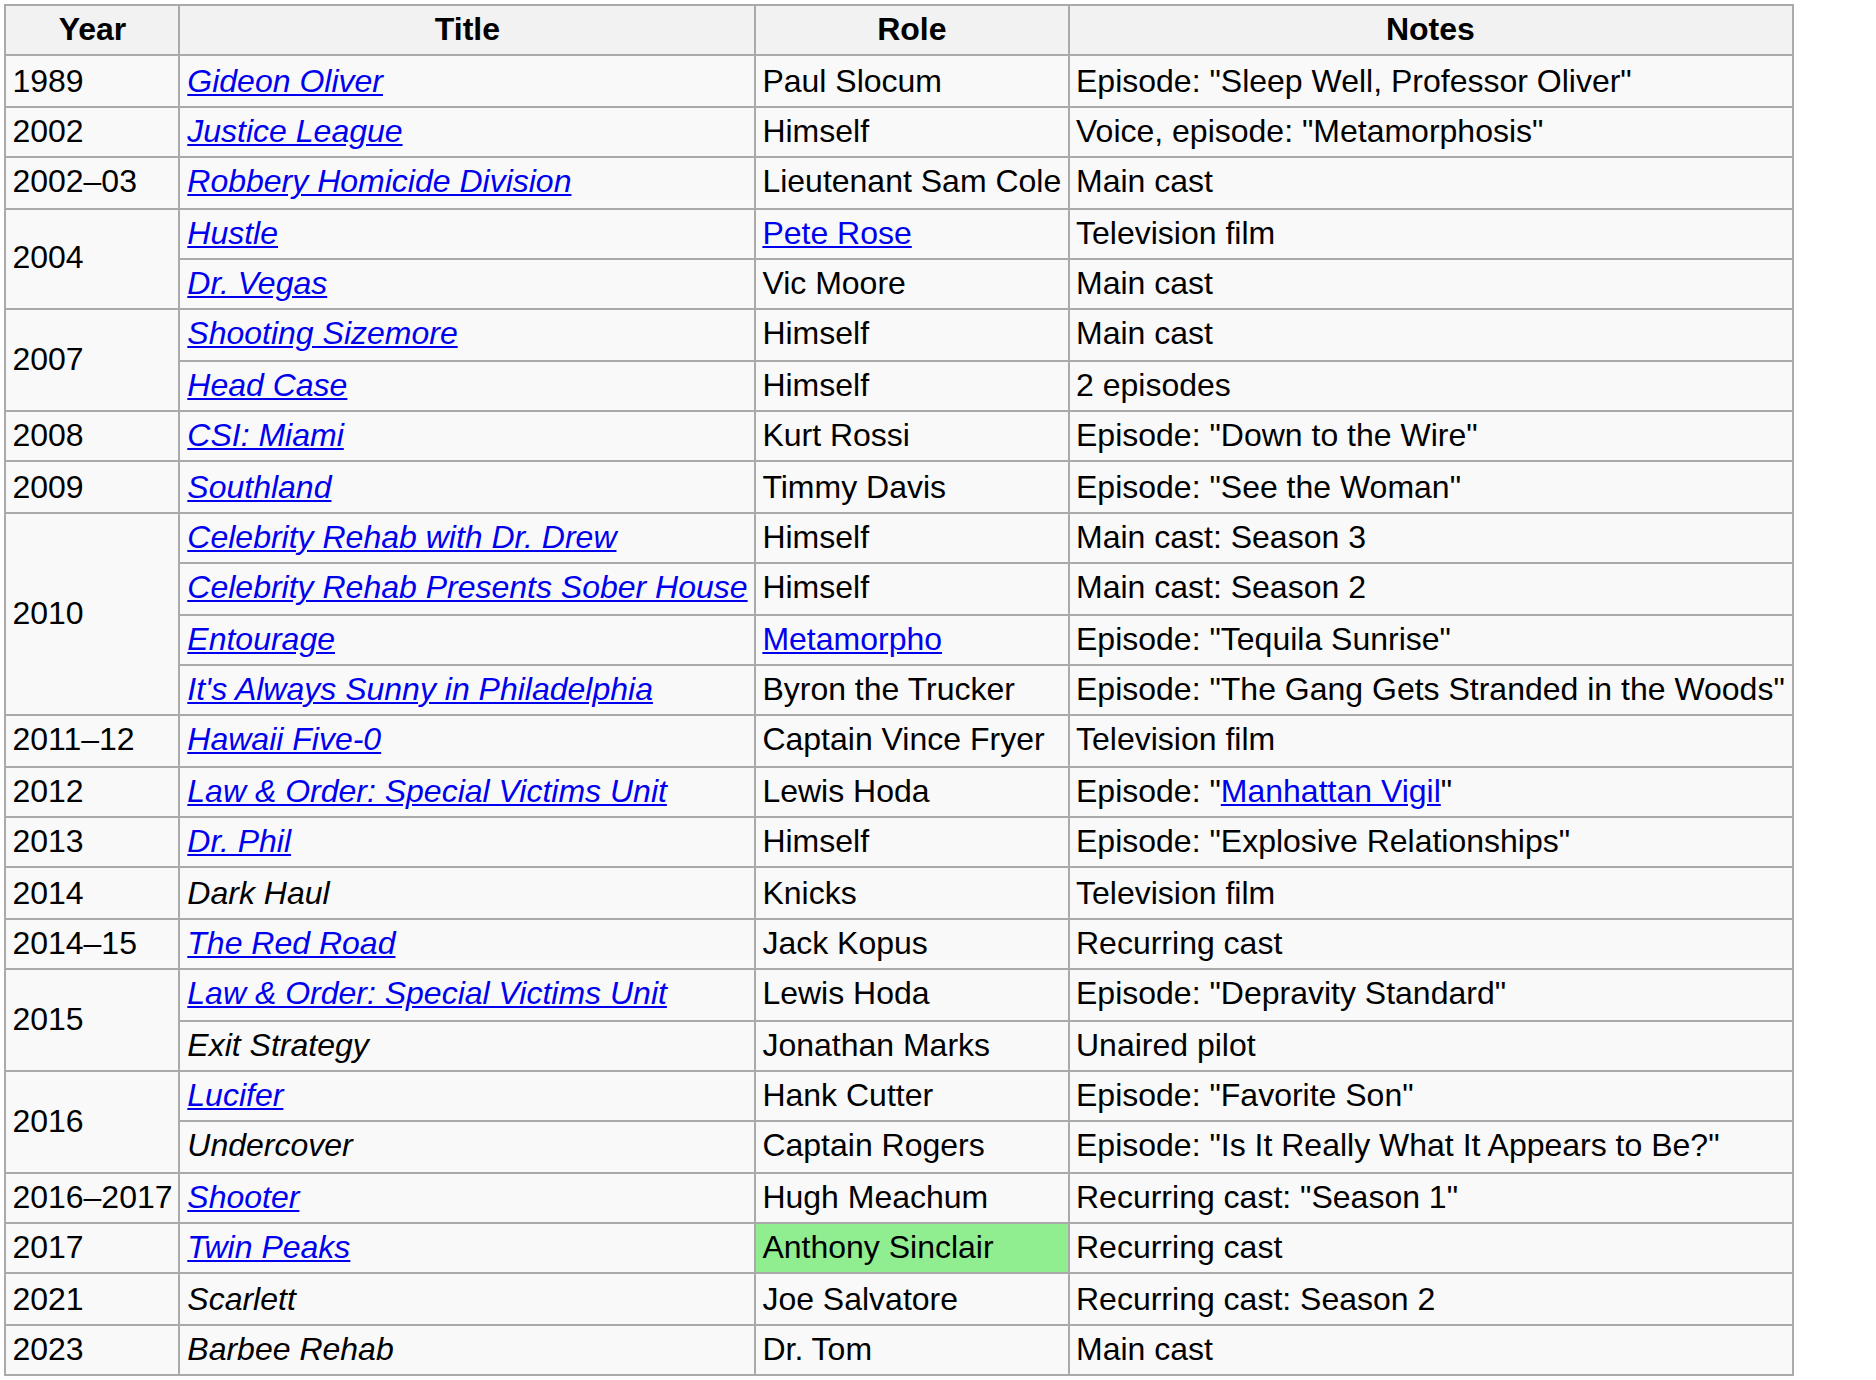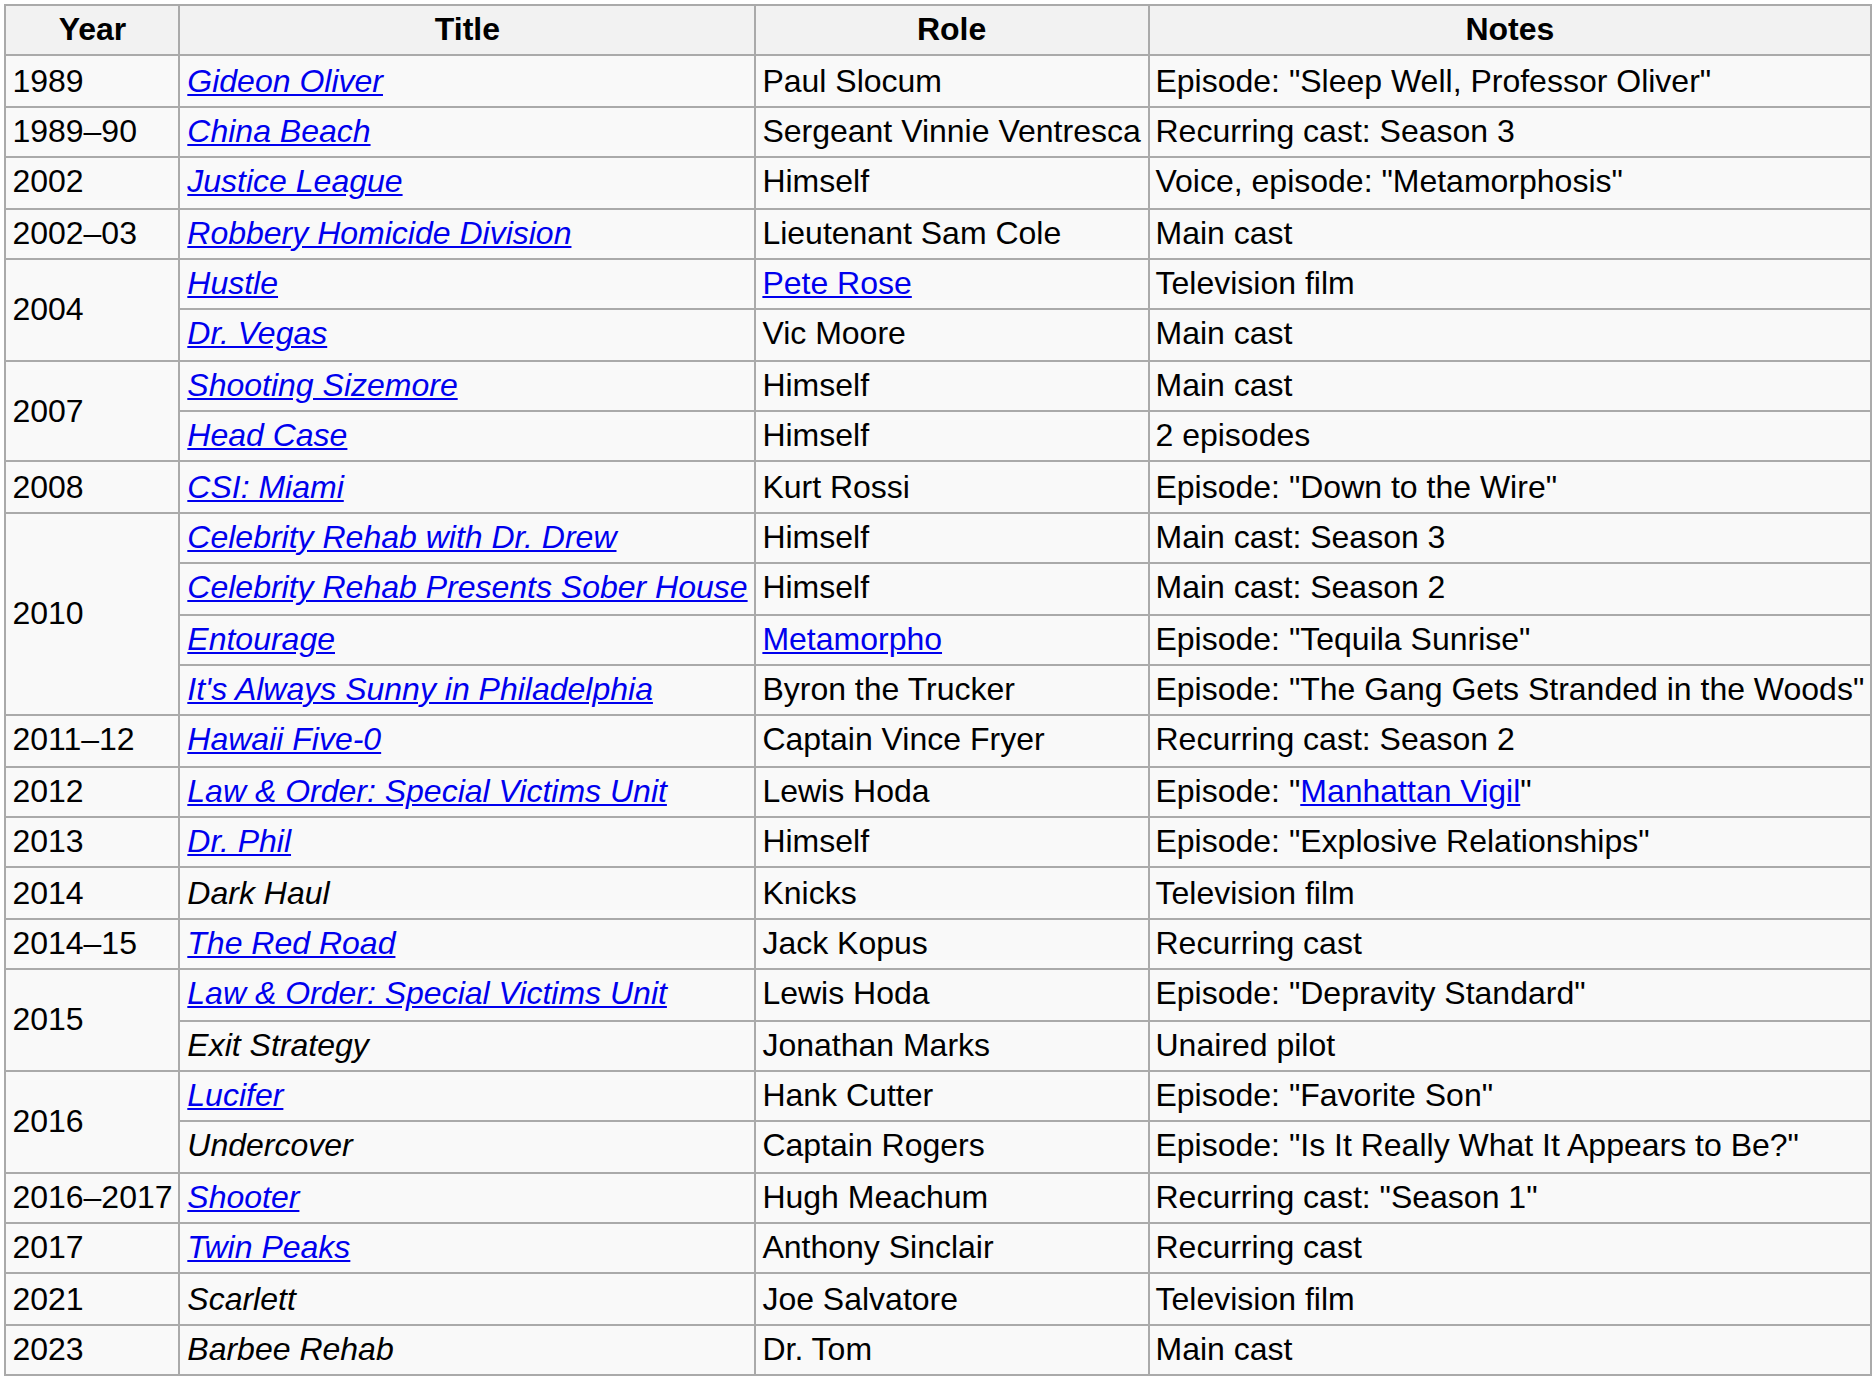+ row: (75, 131)
- row: (48, 486)
(1176, 740) Television film -> (1335, 740) Recurring cast: Season 2
(878, 1247) lightgreen background -> (878, 1247) no background
(1256, 1298) Recurring cast: Season 2 -> (1255, 1298) Television film
